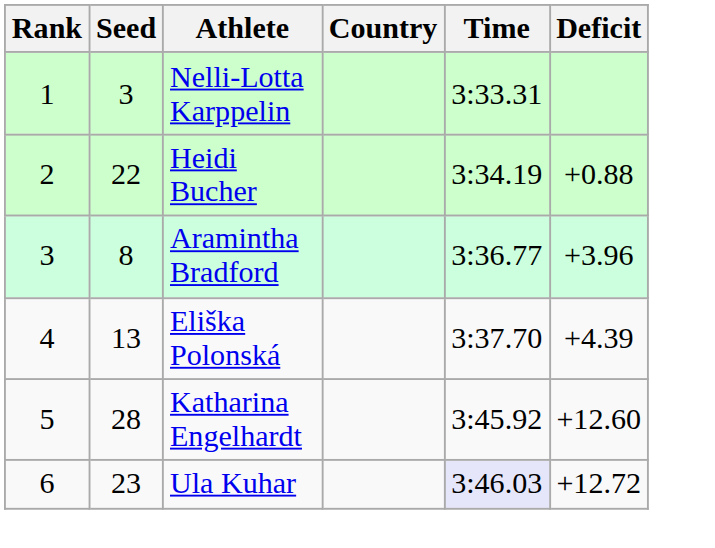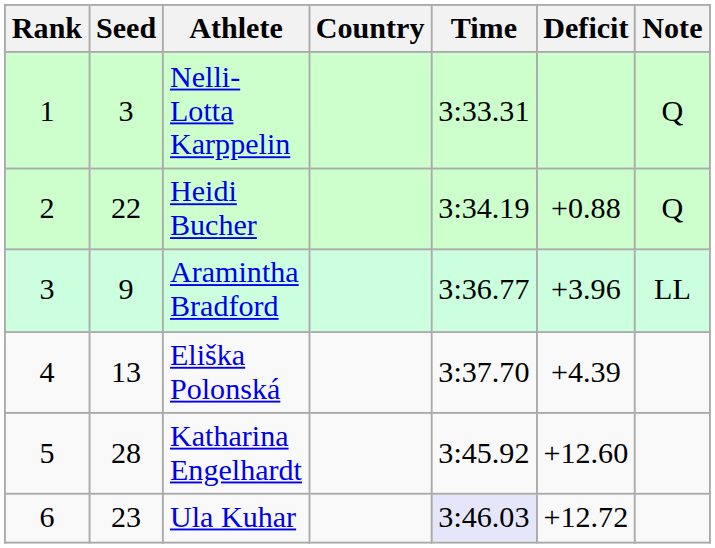+ column: (672, 28)
(126, 256) 8 -> (126, 289) 9
